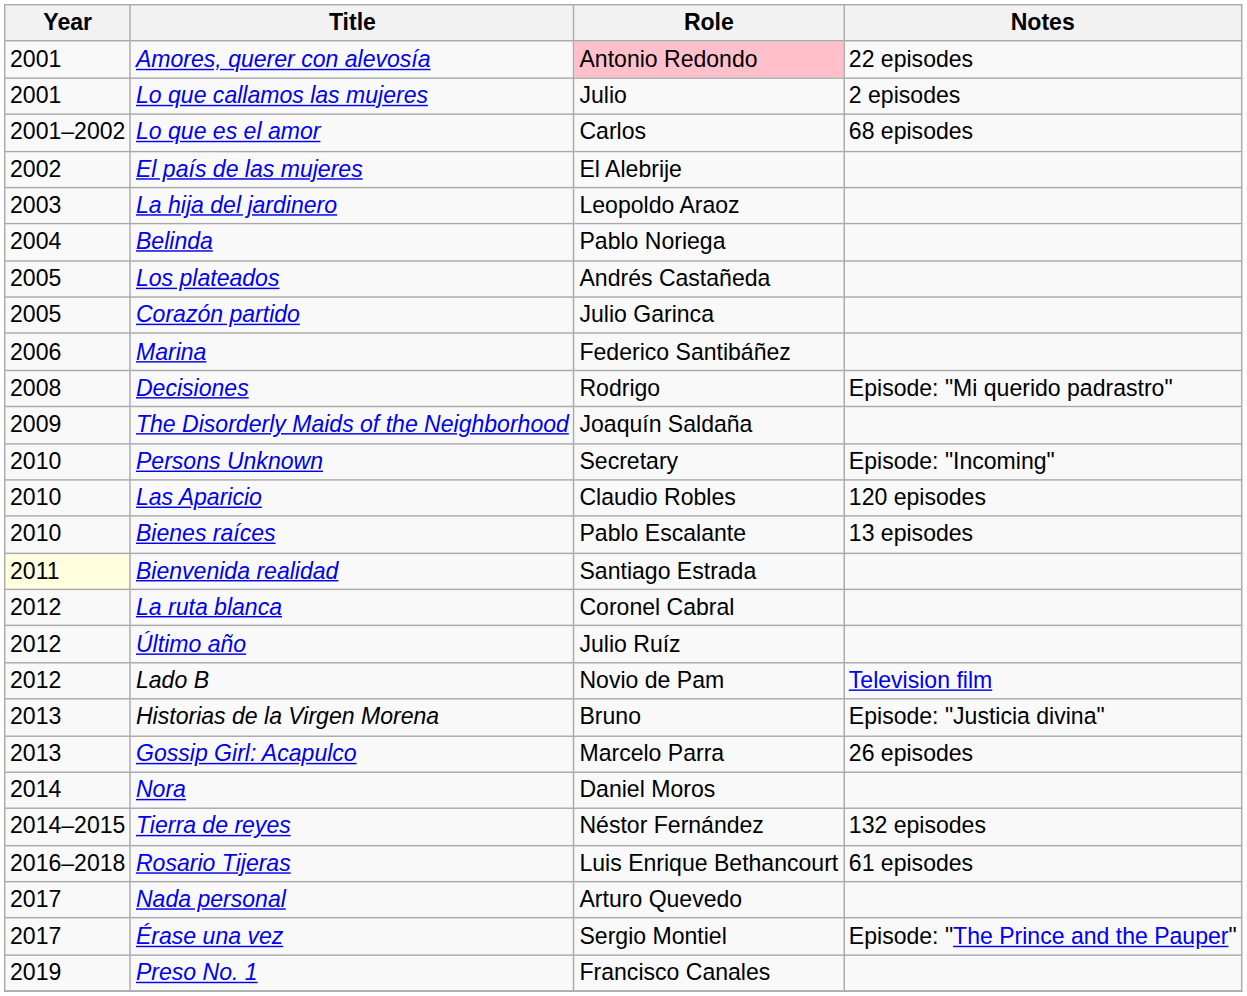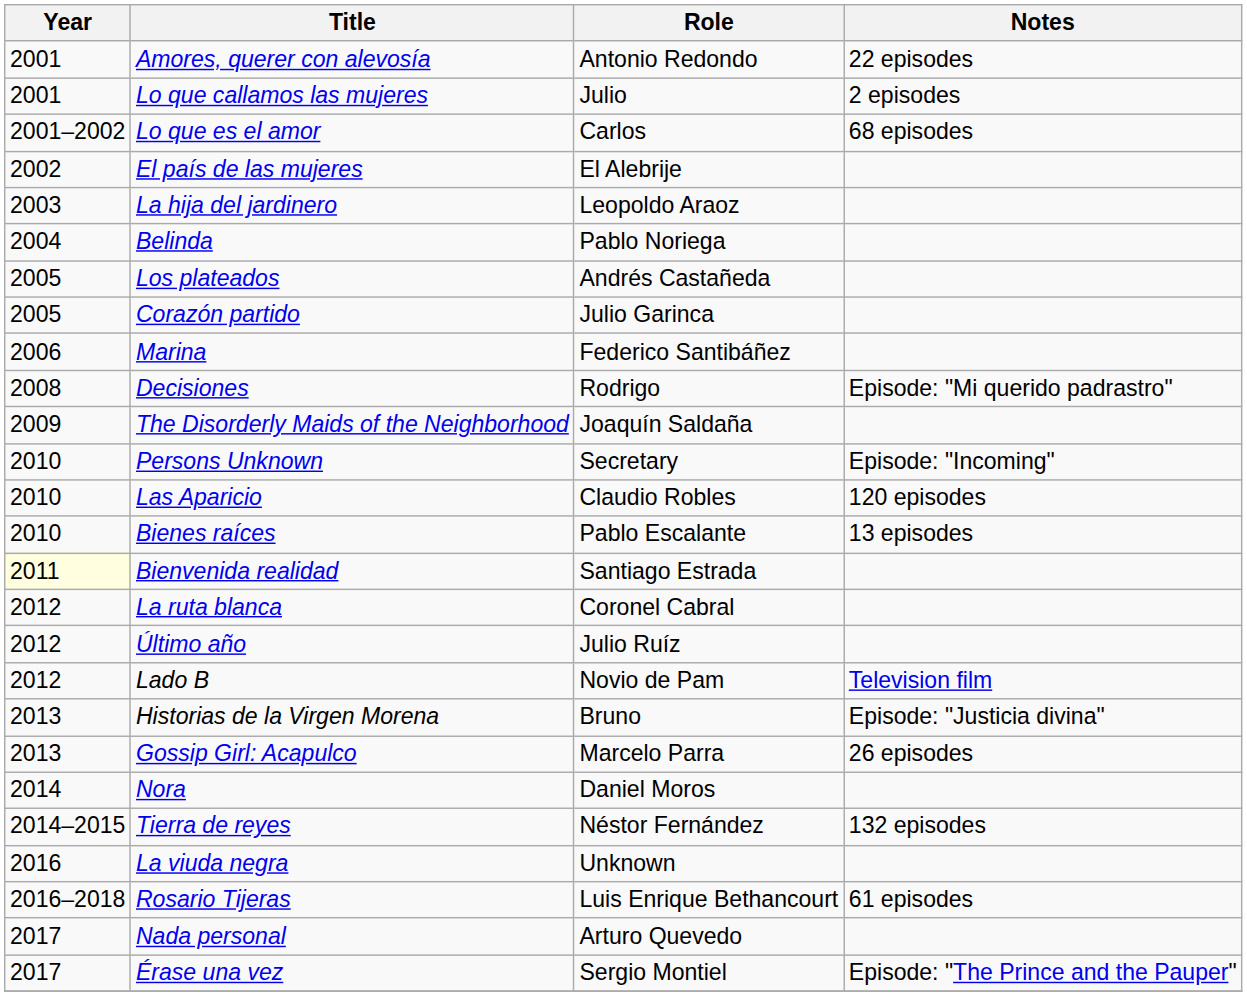(669, 59) pink background -> (669, 59) no background
+ row: (212, 863)
- row: (197, 972)
